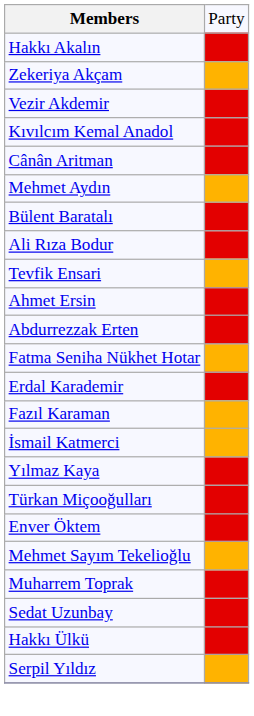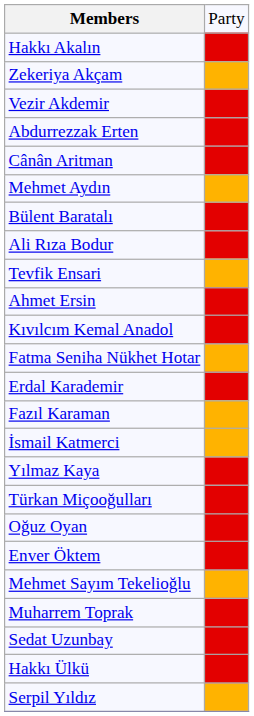rows swapped: (91, 132) <-> (74, 329)
+ row: (48, 527)
